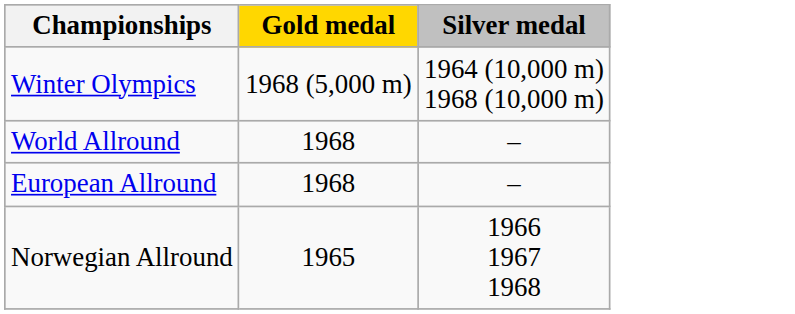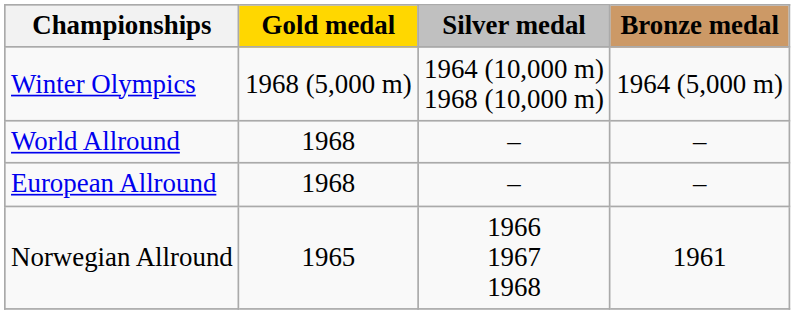+ column: (700, 25)
